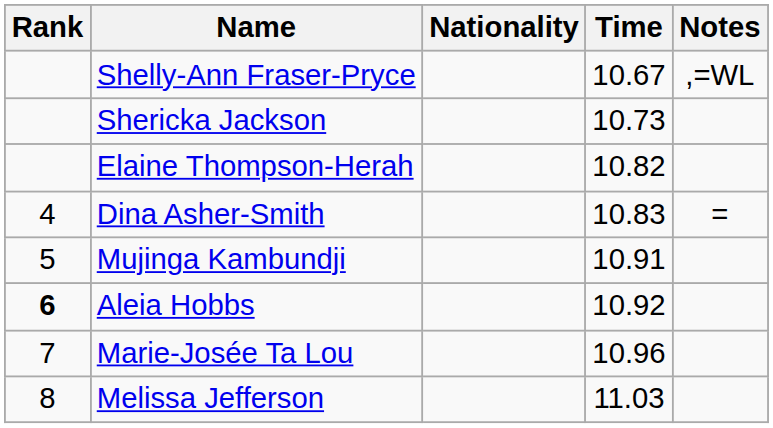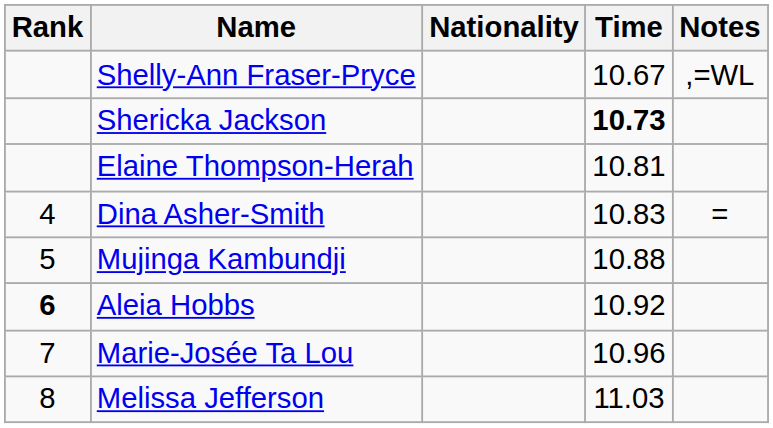(629, 120) normal -> (629, 120) bold
(629, 167) 10.82 -> (629, 167) 10.81
(629, 259) 10.91 -> (629, 259) 10.88
